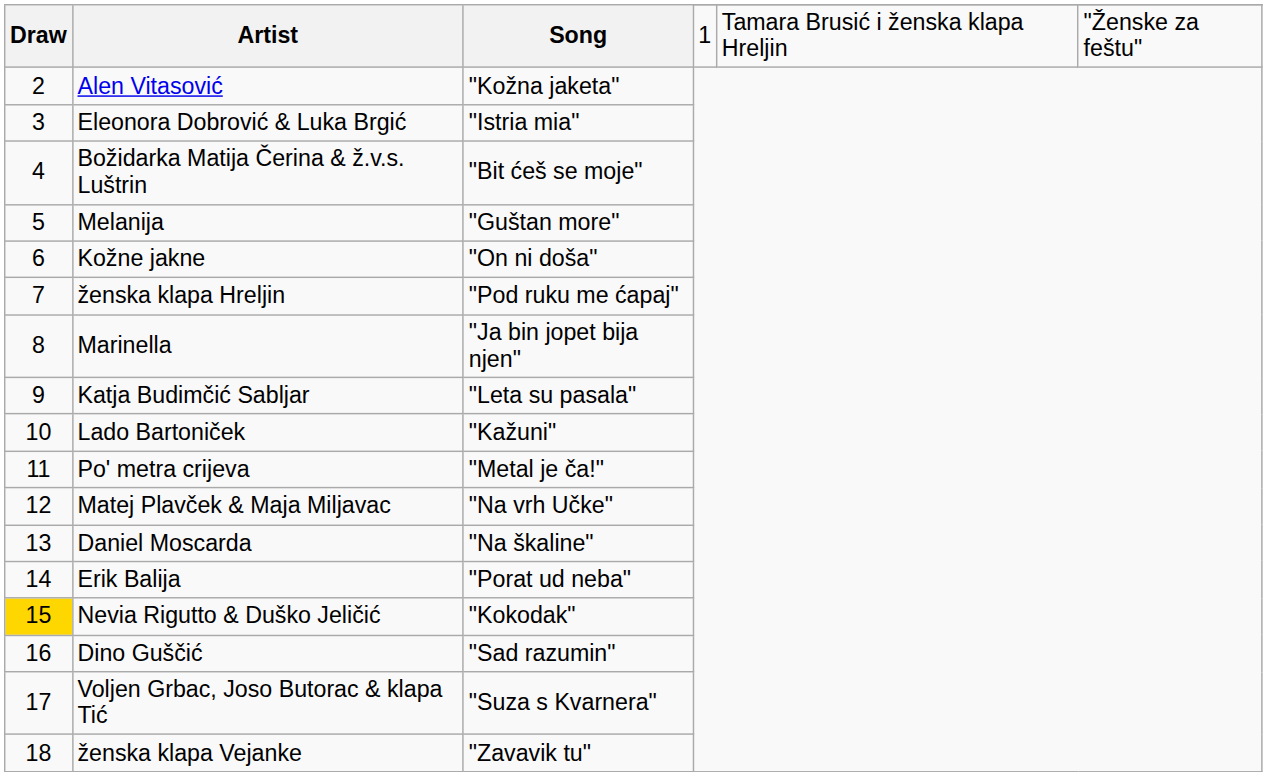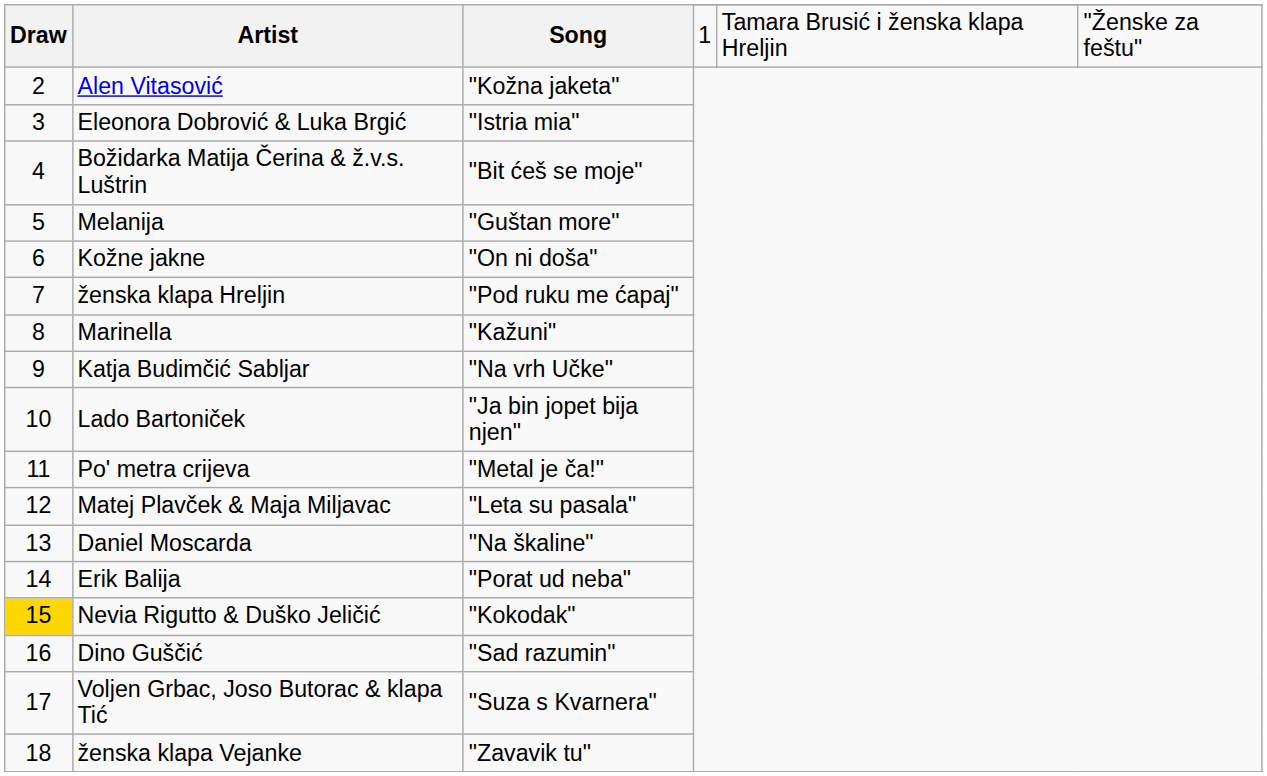(554, 345) "Ja bin jopet bija njen" -> (512, 332) "Kažuni"
(552, 395) "Leta su pasala" -> (541, 369) "Na vrh Učke"
(512, 432) "Kažuni" -> (554, 419) "Ja bin jopet bija njen"
(541, 505) "Na vrh Učke" -> (552, 505) "Leta su pasala"
